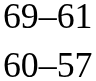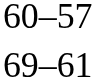rows swapped: (48, 16) <-> (48, 65)
